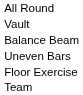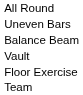rows swapped: (37, 56) <-> (17, 24)
